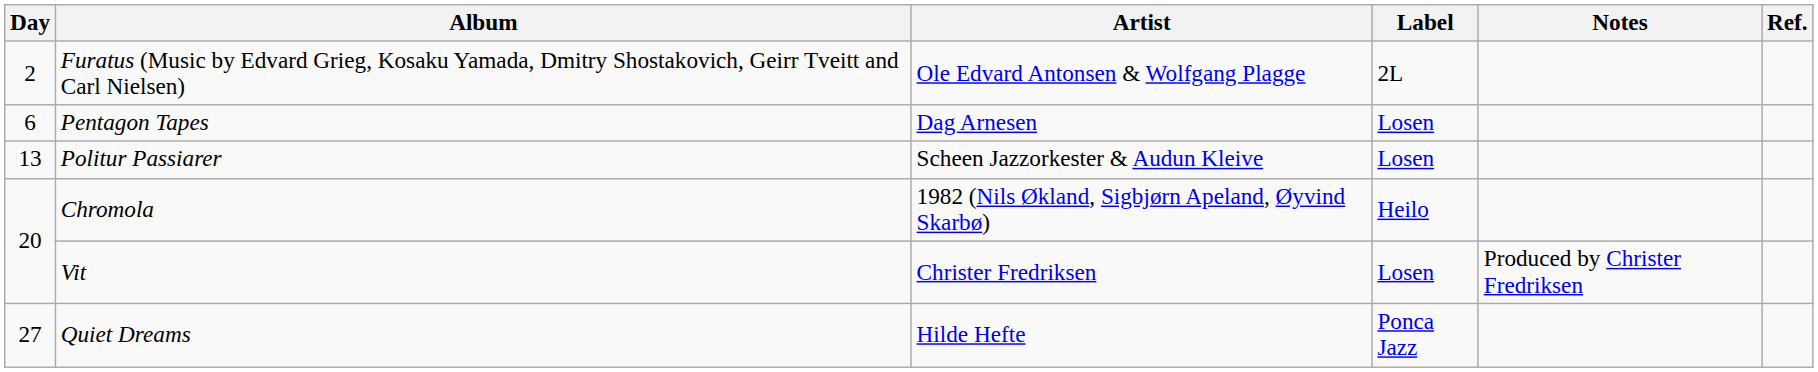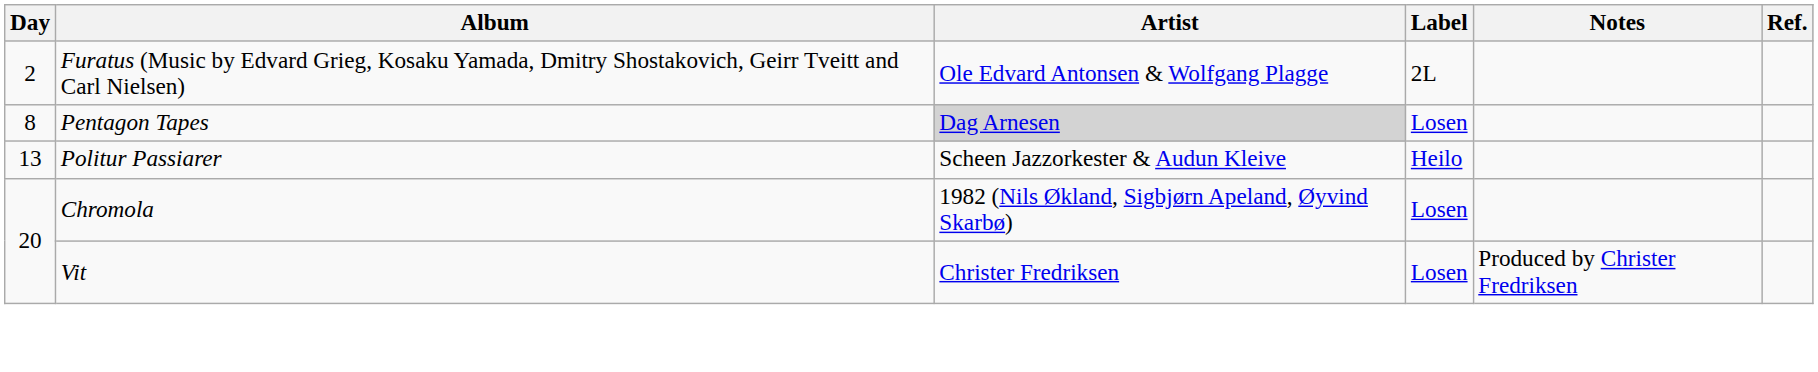(30, 122) 6 -> (30, 122) 8
(977, 122) no background -> (1000, 122) lightgrey background
(1406, 159) Losen -> (1437, 159) Heilo
(1403, 209) Heilo -> (1439, 209) Losen
- row: (126, 335)
